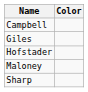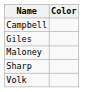- row: (29, 53)
+ row: (17, 80)
